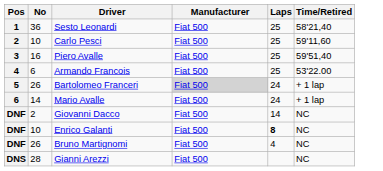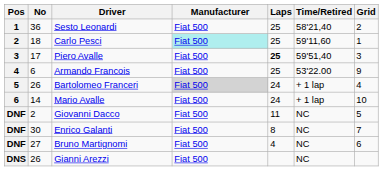+ column: (366, 12)
(35, 41) 10 -> (35, 41) 18
(191, 41) no background -> (191, 41) paleturquoise background
(35, 56) 16 -> (35, 56) 17
(275, 56) normal -> (275, 56) bold
(275, 115) 14 -> (275, 115) 11
(35, 129) 10 -> (35, 129) 30
(273, 129) bold -> (273, 129) normal
(35, 144) 26 -> (35, 144) 27
(35, 159) 28 -> (35, 159) 26
